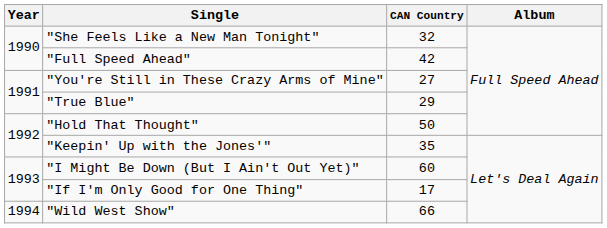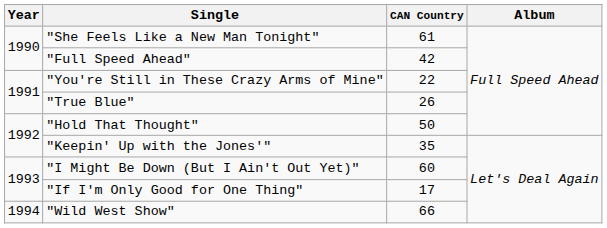(427, 37) 32 -> (427, 37) 61
(427, 81) 27 -> (427, 81) 22
(427, 103) 29 -> (427, 103) 26
